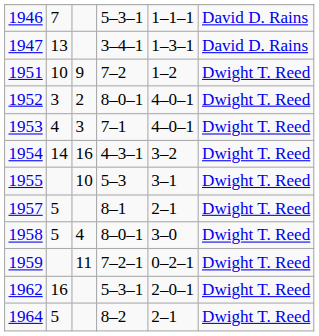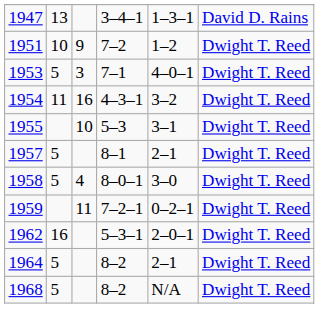- row: (26, 18)
- row: (26, 99)
(55, 126) 4 -> (55, 72) 5
(59, 153) 14 -> (59, 99) 11
+ row: (26, 289)
